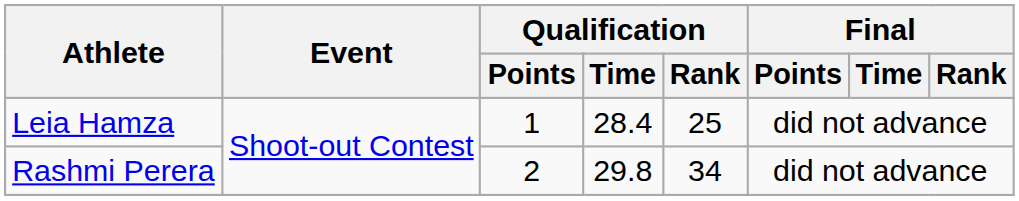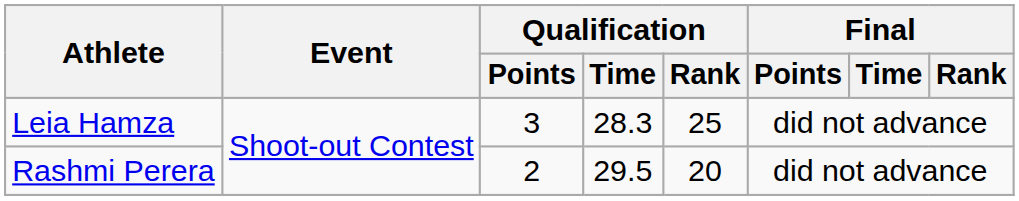(532, 123) 1 -> (532, 123) 3
(623, 123) 28.4 -> (623, 123) 28.3
(623, 171) 29.8 -> (623, 171) 29.5
(705, 171) 34 -> (705, 171) 20
